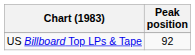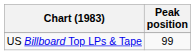(167, 41) 92 -> (167, 41) 99
